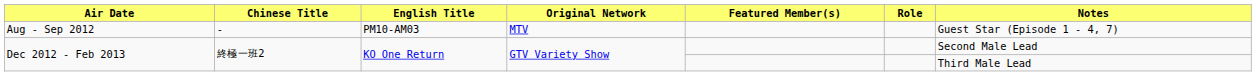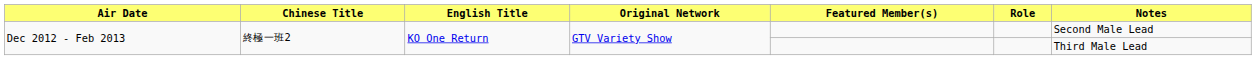- row: (50, 29)
